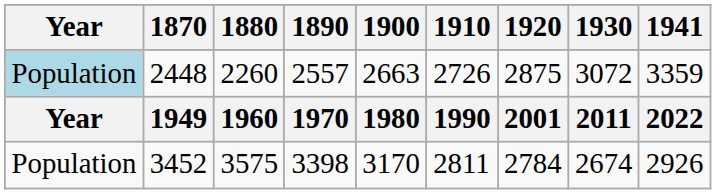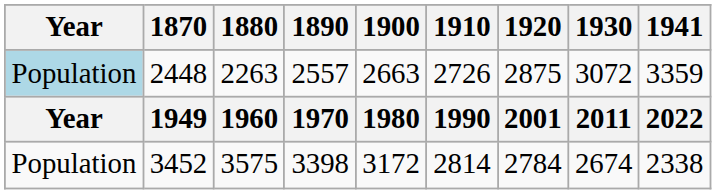(249, 73) 2260 -> (249, 73) 2263
(391, 164) 3170 -> (391, 164) 3172
(461, 164) 2811 -> (462, 164) 2814
(675, 164) 2926 -> (675, 164) 2338
